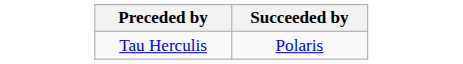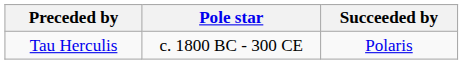+ column: (231, 18)
